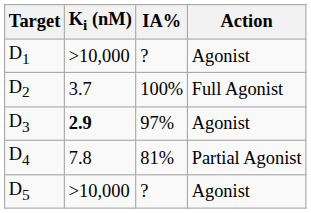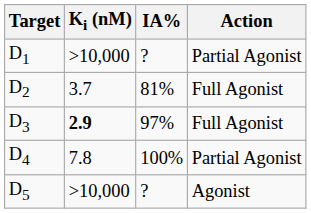(221, 55) Agonist -> (247, 55) Partial Agonist
(162, 89) 100% -> (157, 89) 81%
(221, 123) Agonist -> (237, 123) Full Agonist
(157, 157) 81% -> (162, 157) 100%
